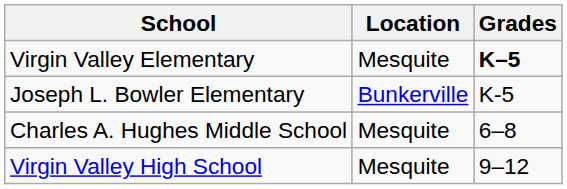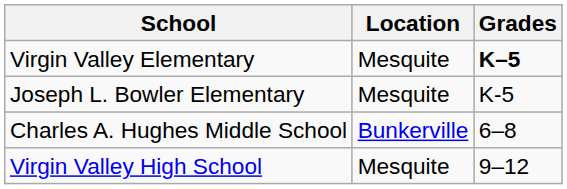(413, 95) Bunkerville -> (404, 95) Mesquite
(404, 130) Mesquite -> (413, 130) Bunkerville
